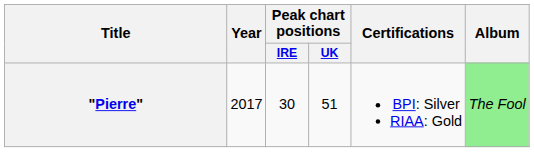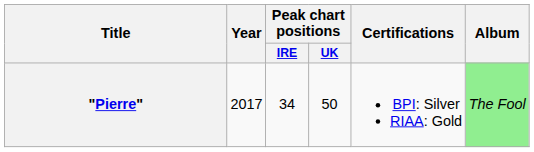(287, 104) 30 -> (287, 104) 34
(330, 104) 51 -> (330, 104) 50
